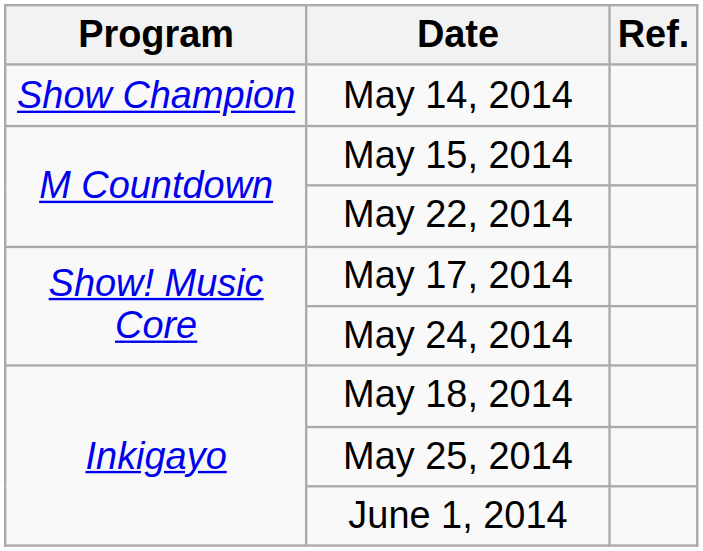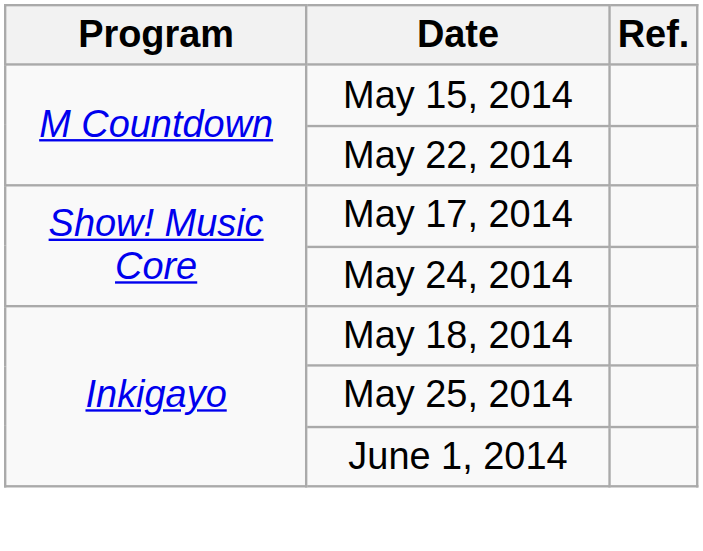- row: (458, 94)
